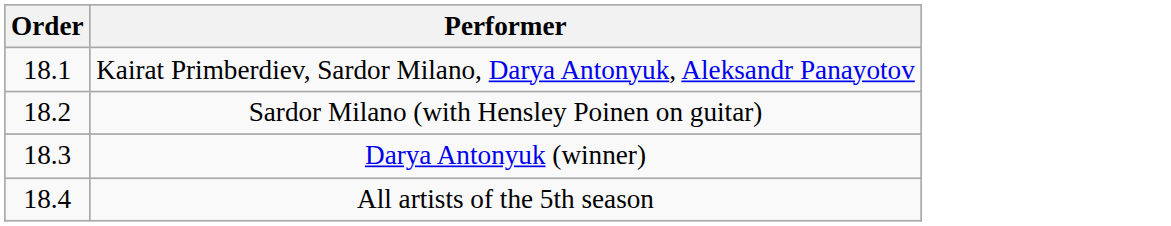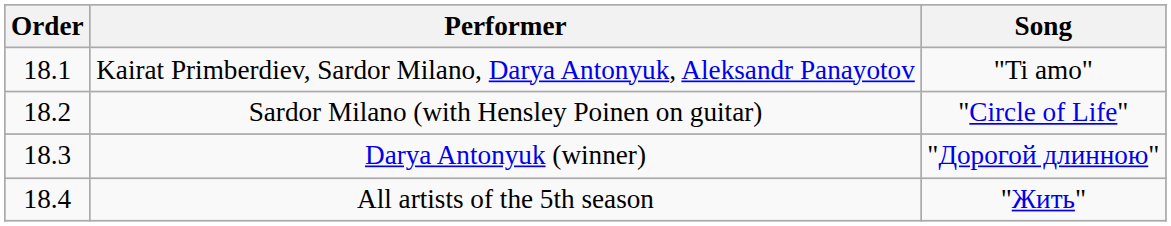+ column: (1043, 26)
